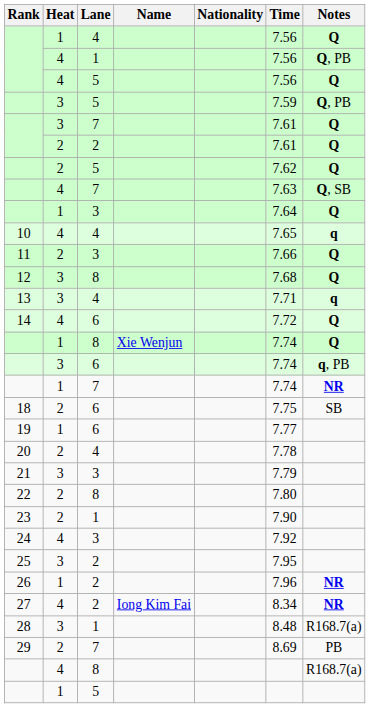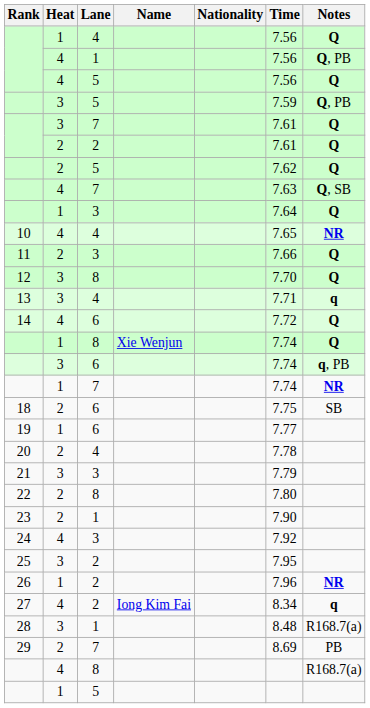(334, 233) q -> (334, 233) NR
(285, 277) 7.68 -> (285, 277) 7.70
(334, 604) NR -> (334, 604) q
